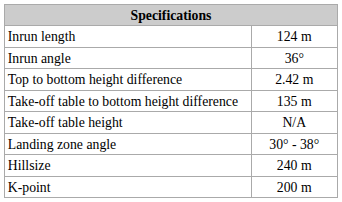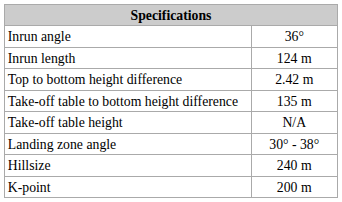rows swapped: (42, 36) <-> (39, 58)
